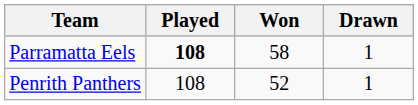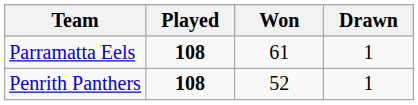(279, 52) 58 -> (279, 52) 61
(190, 83) normal -> (190, 83) bold
